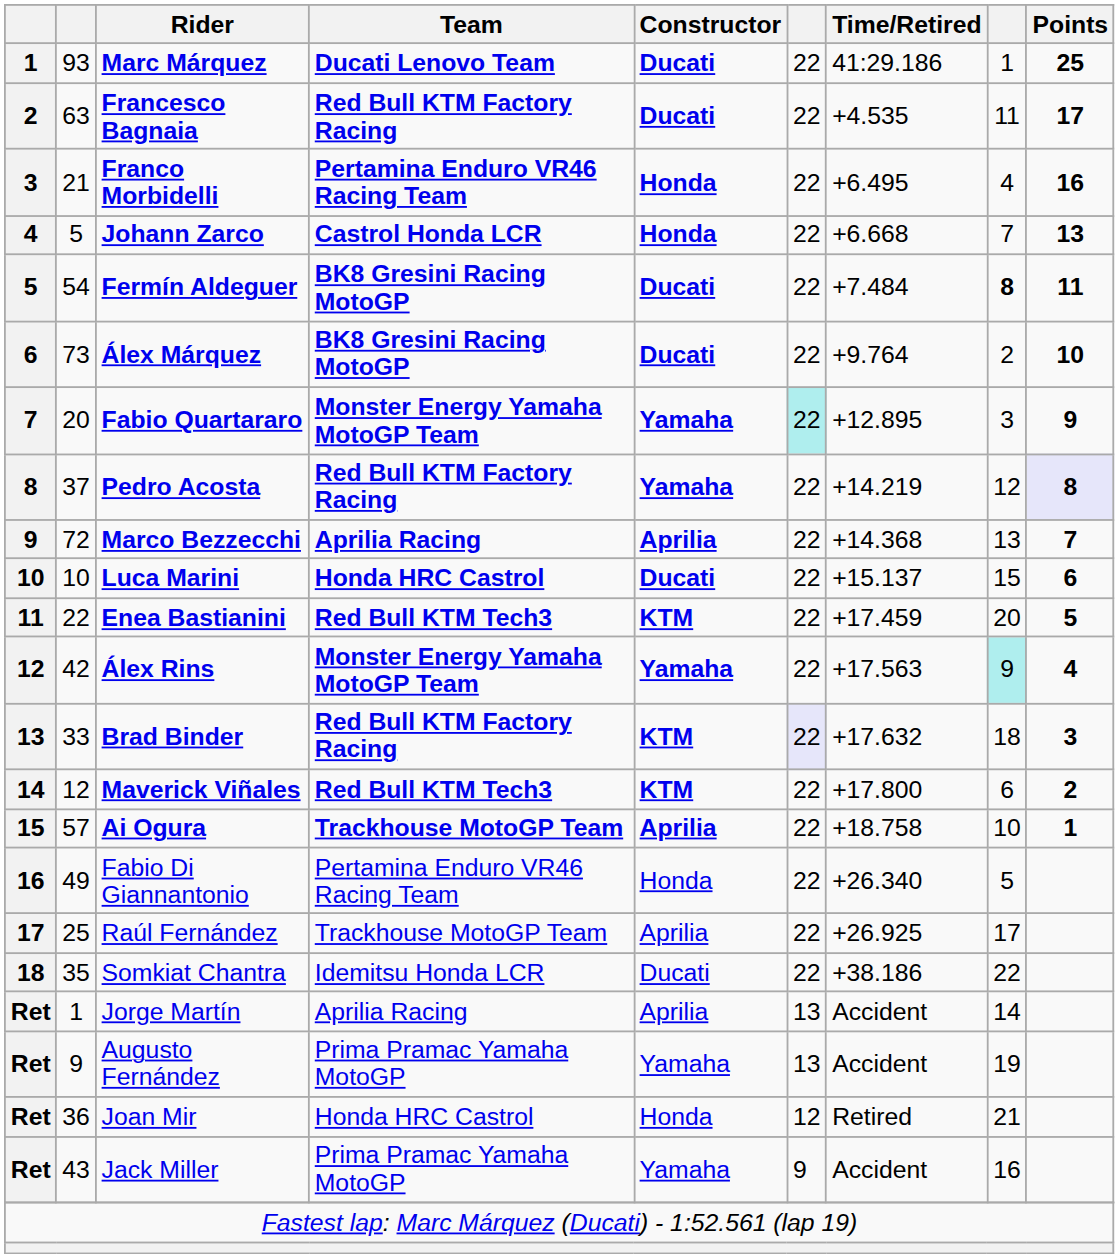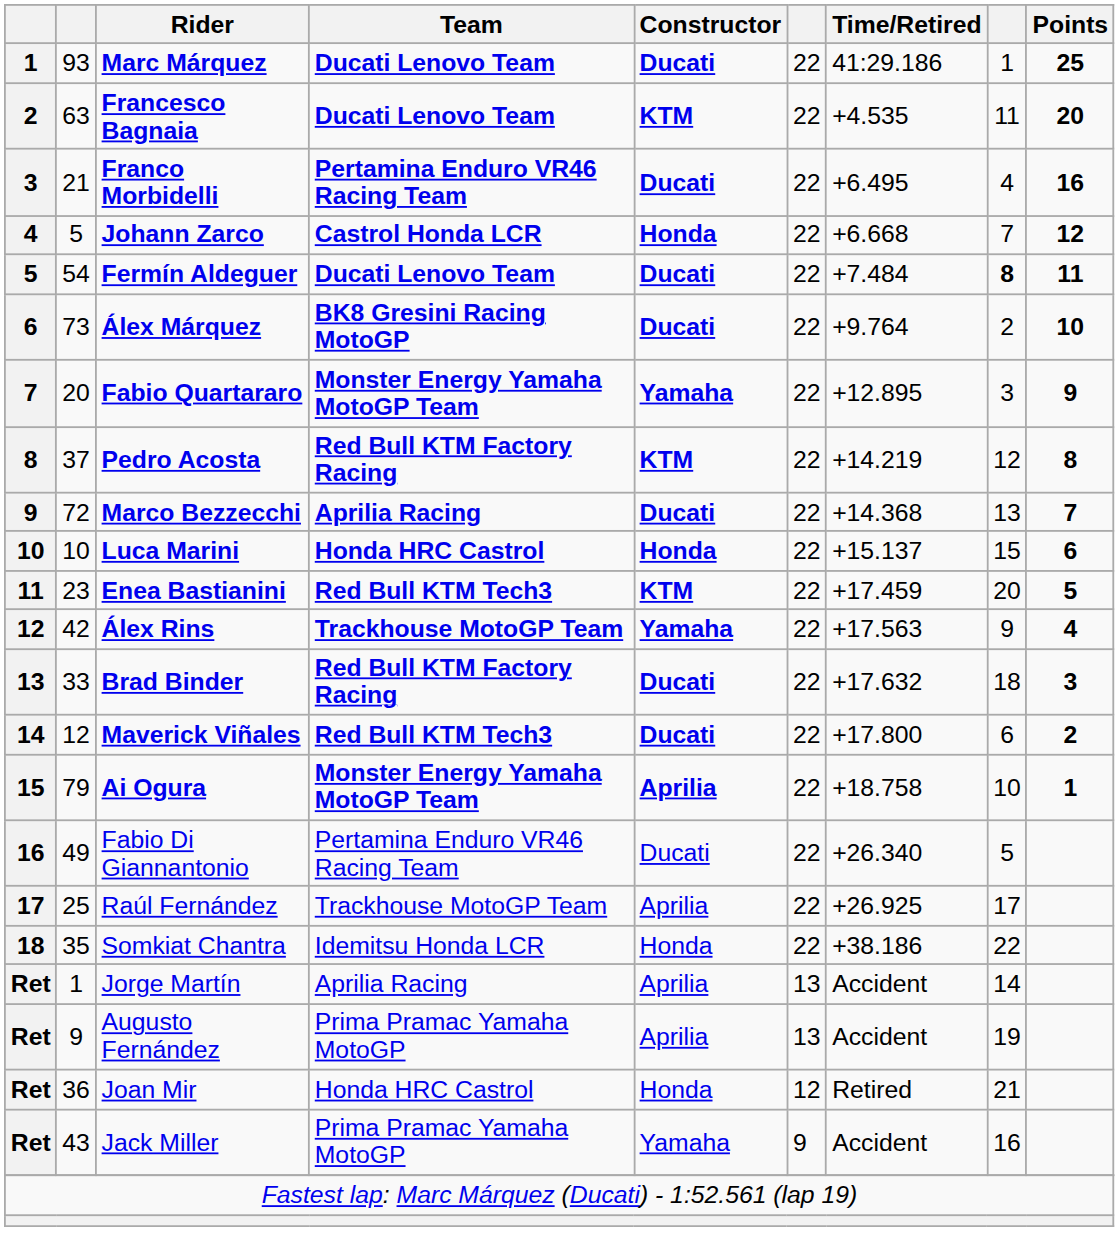(443, 116) Red Bull KTM Factory Racing -> (435, 116) Ducati Lenovo Team
(677, 116) Ducati -> (666, 116) KTM
(1070, 116) 17 -> (1070, 116) 20
(678, 182) Honda -> (677, 182) Ducati
(1070, 235) 13 -> (1070, 235) 12
(430, 287) BK8 Gresini Racing MotoGP -> (435, 274) Ducati Lenovo Team
(807, 420) paleturquoise background -> (807, 393) no background
(686, 486) Yamaha -> (666, 459) KTM
(1070, 486) lavender background -> (1070, 459) no background
(678, 539) Aprilia -> (677, 512) Ducati
(677, 578) Ducati -> (678, 551) Honda
(76, 617) 22 -> (76, 590) 23
(458, 670) Monster Energy Yamaha MotoGP Team -> (469, 629) Trackhouse MotoGP Team
(1007, 670) paleturquoise background -> (1007, 629) no background
(666, 736) KTM -> (677, 681) Ducati
(807, 736) lavender background -> (807, 681) no background
(666, 789) KTM -> (677, 734) Ducati
(76, 828) 57 -> (76, 787) 79
(469, 828) Trackhouse MotoGP Team -> (458, 787) Monster Energy Yamaha MotoGP Team
(676, 880) Honda -> (675, 853) Ducati
(675, 972) Ducati -> (676, 945) Honda
(685, 1064) Yamaha -> (674, 1036) Aprilia
